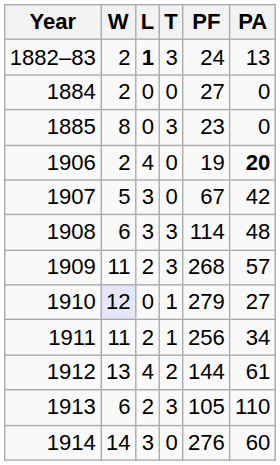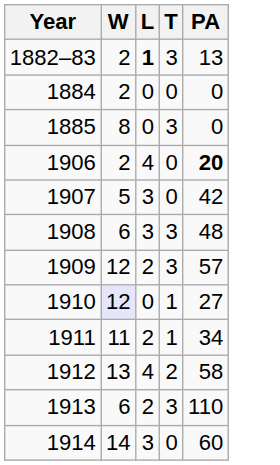- column: (206, 22)
(119, 267) 11 -> (118, 267) 12
(258, 372) 61 -> (211, 372) 58
